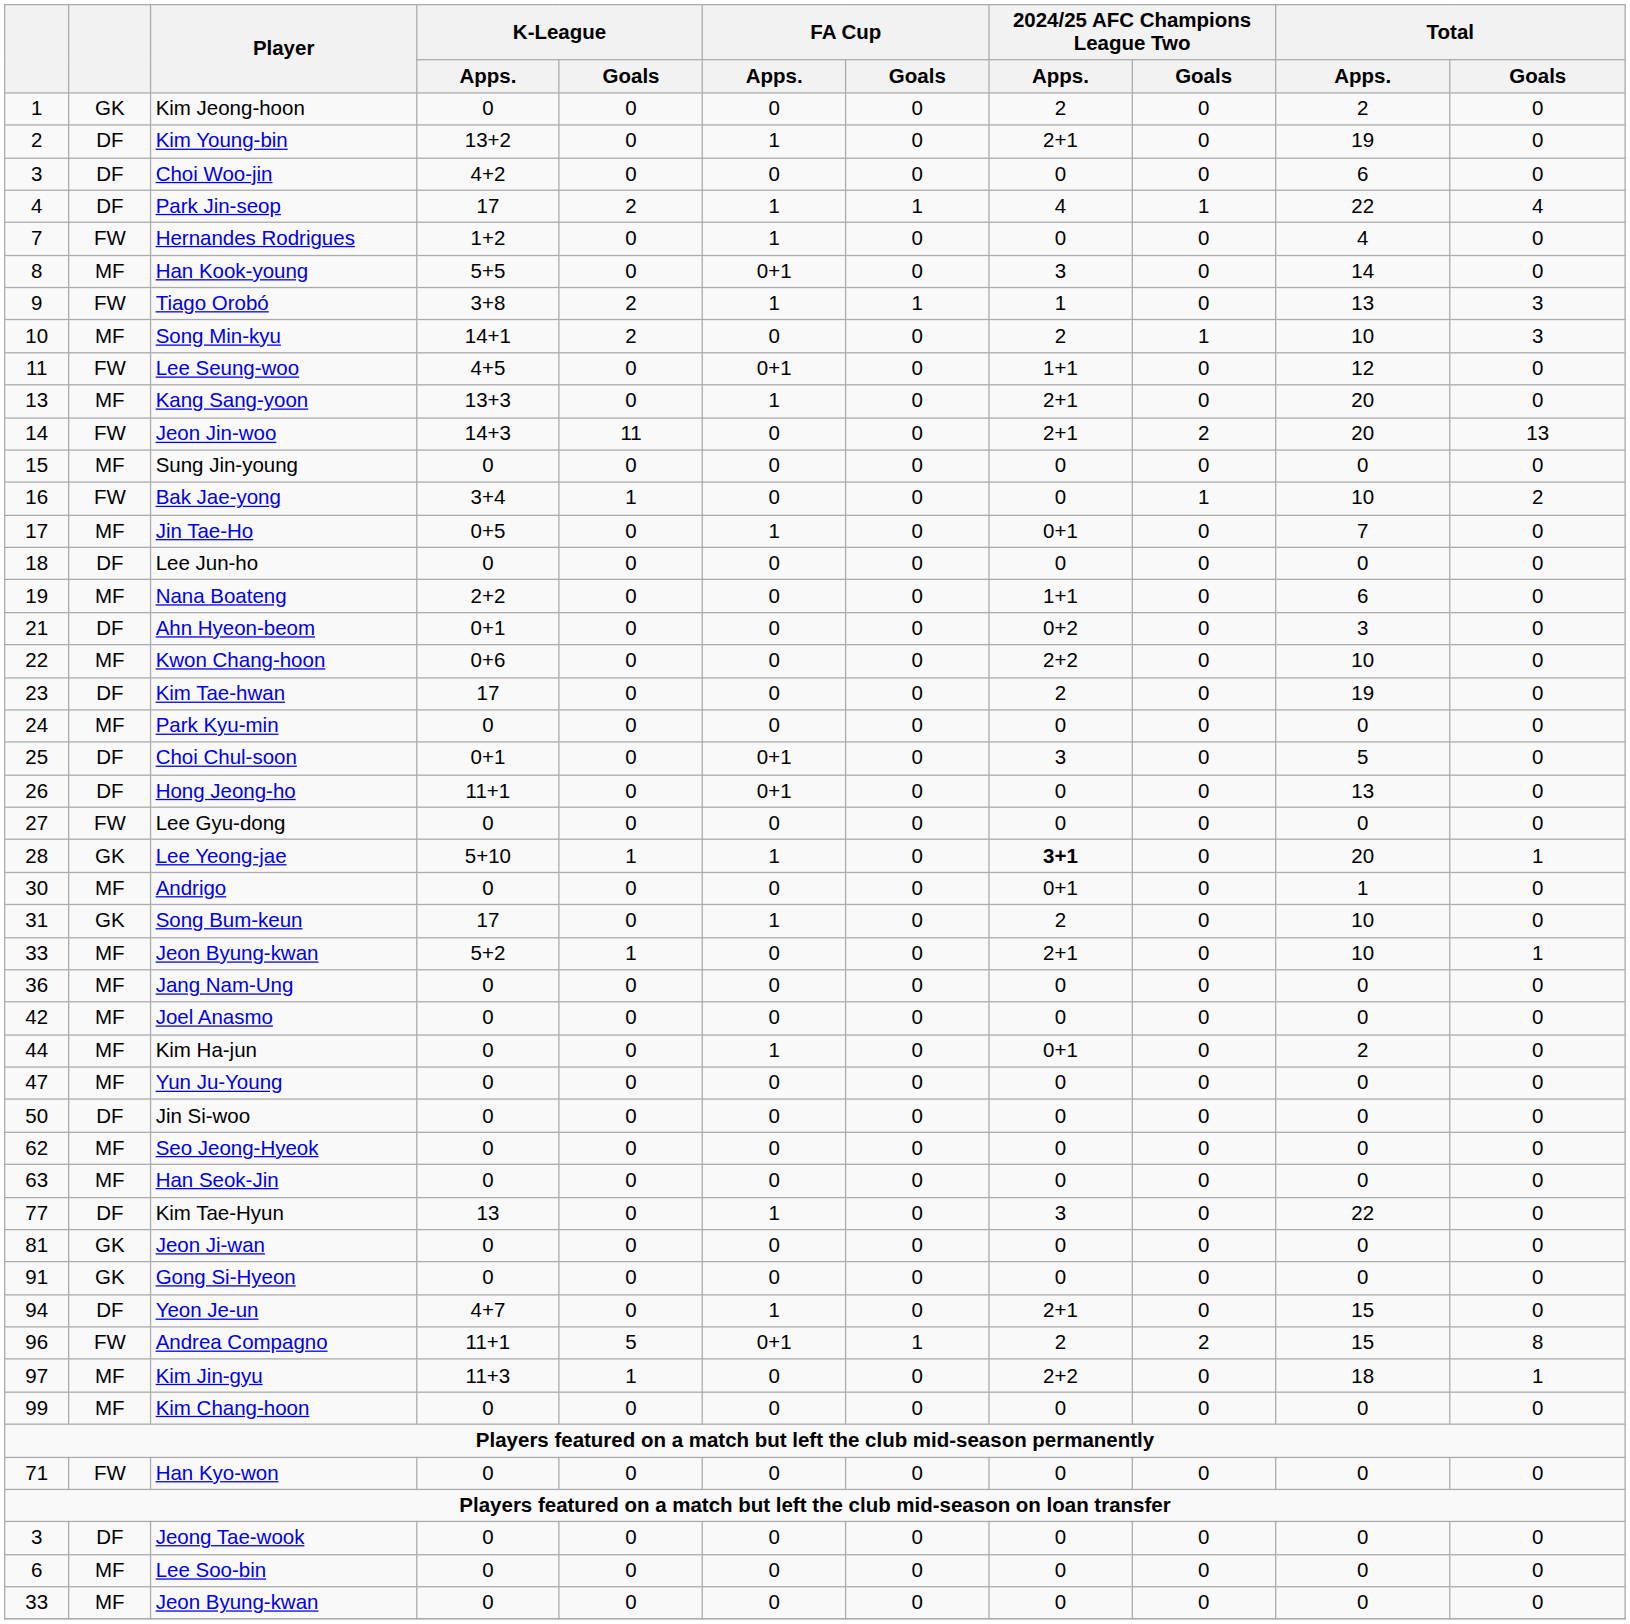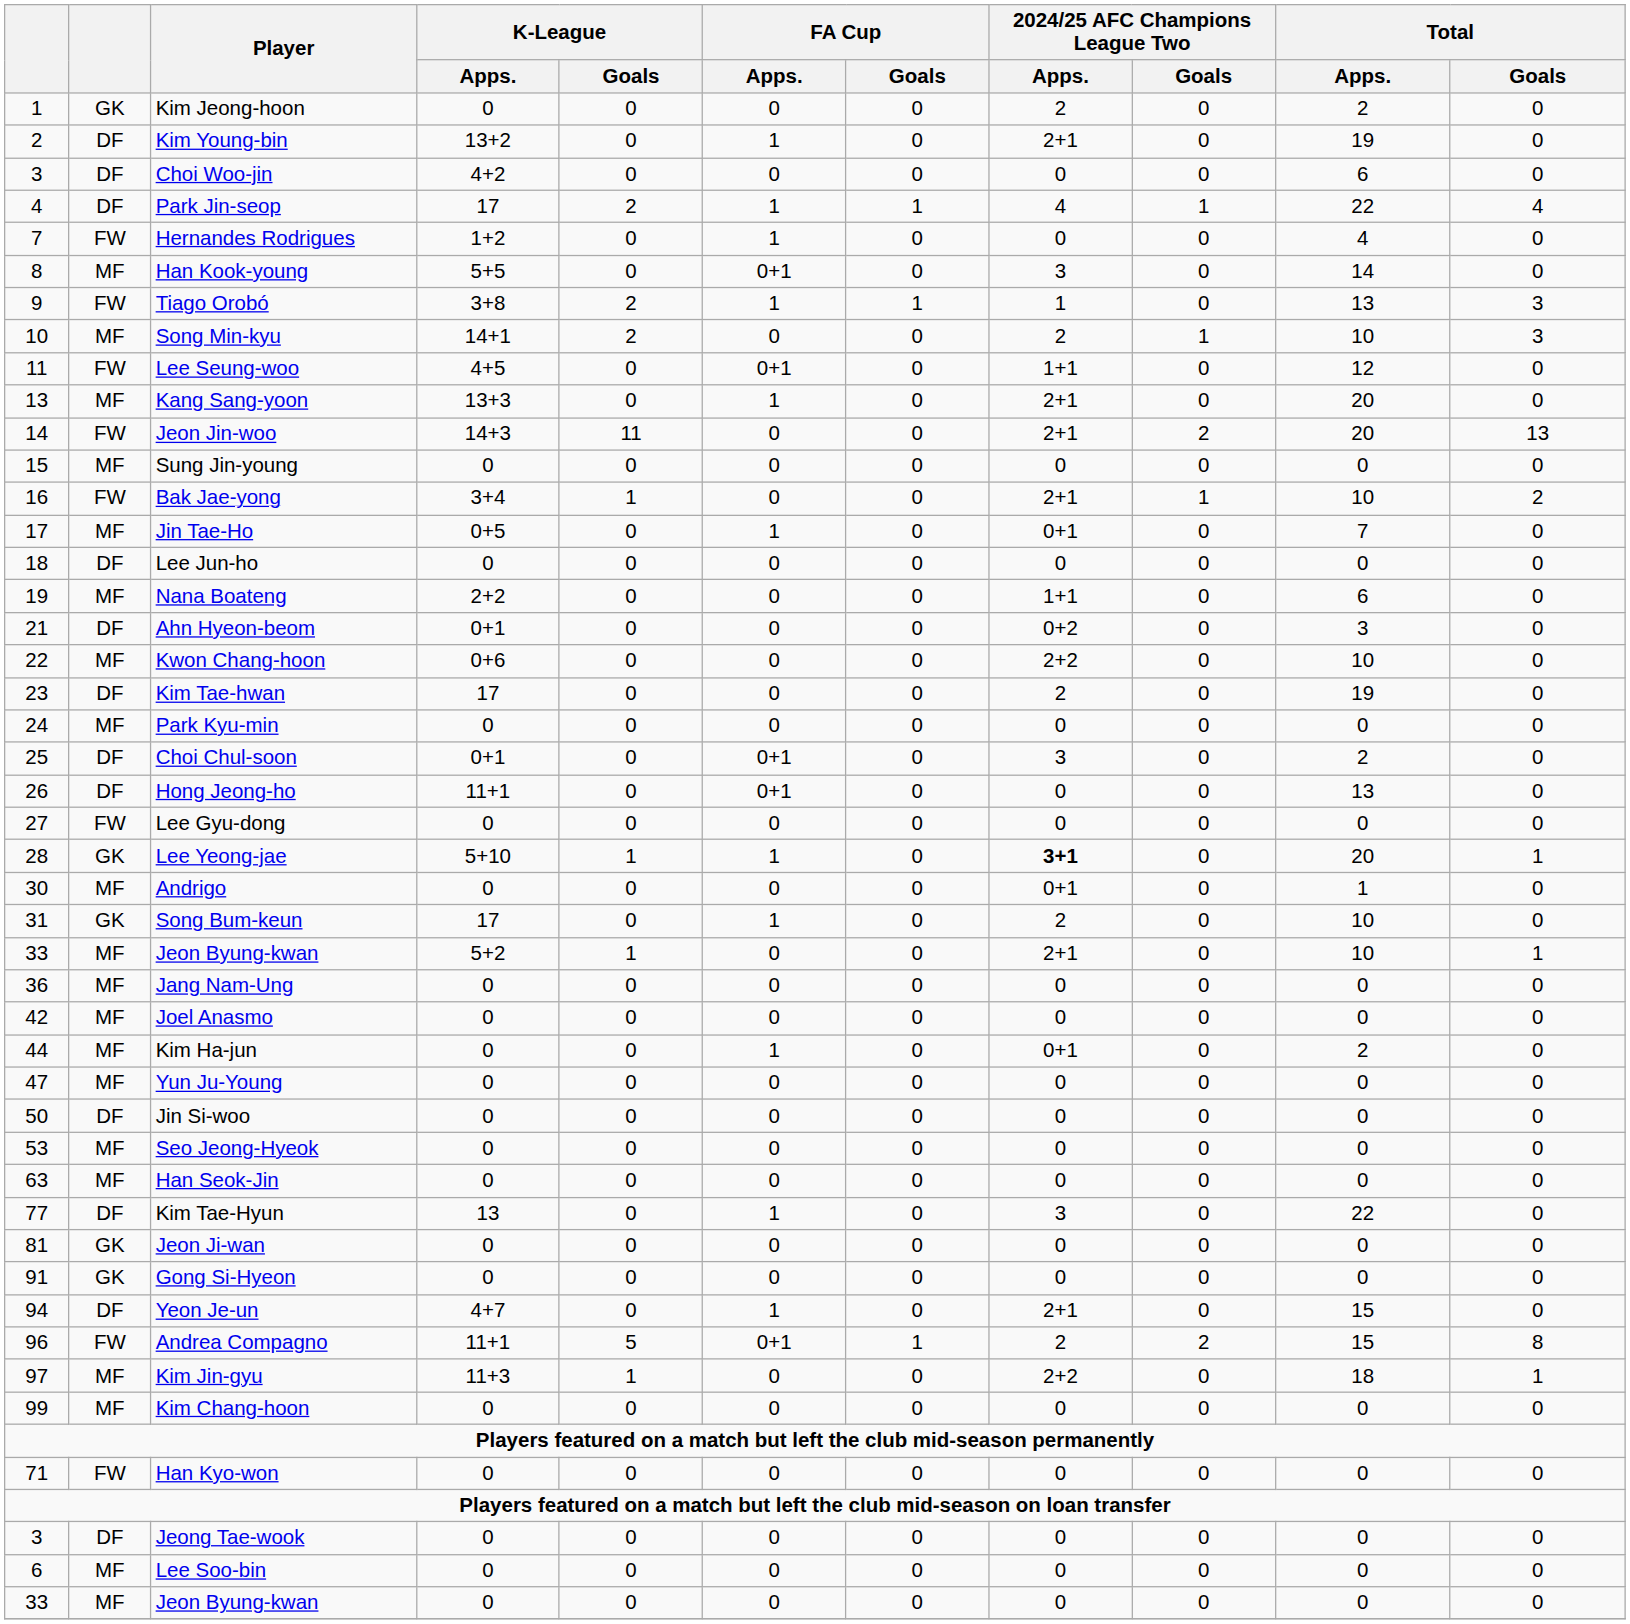(1060, 498) 0 -> (1060, 498) 2+1
(1363, 758) 5 -> (1363, 758) 2
(37, 1148) 62 -> (37, 1148) 53
